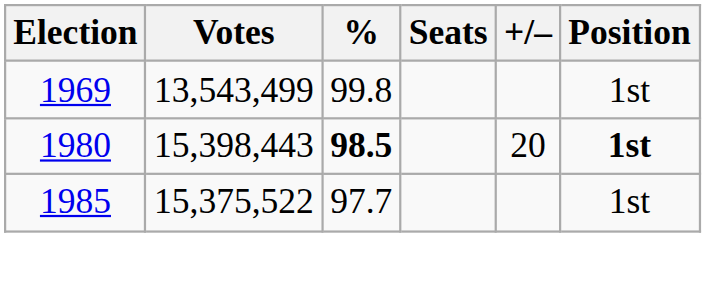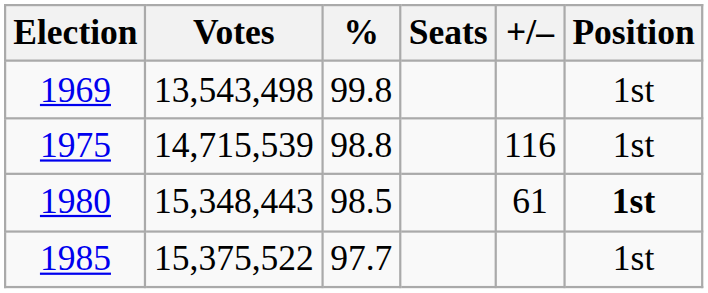(234, 88) 13,543,499 -> (234, 88) 13,543,498
+ row: (75, 145)
(234, 145) 15,398,443 -> (234, 201) 15,348,443
(361, 145) bold -> (361, 201) normal
(528, 145) 20 -> (530, 201) 61
